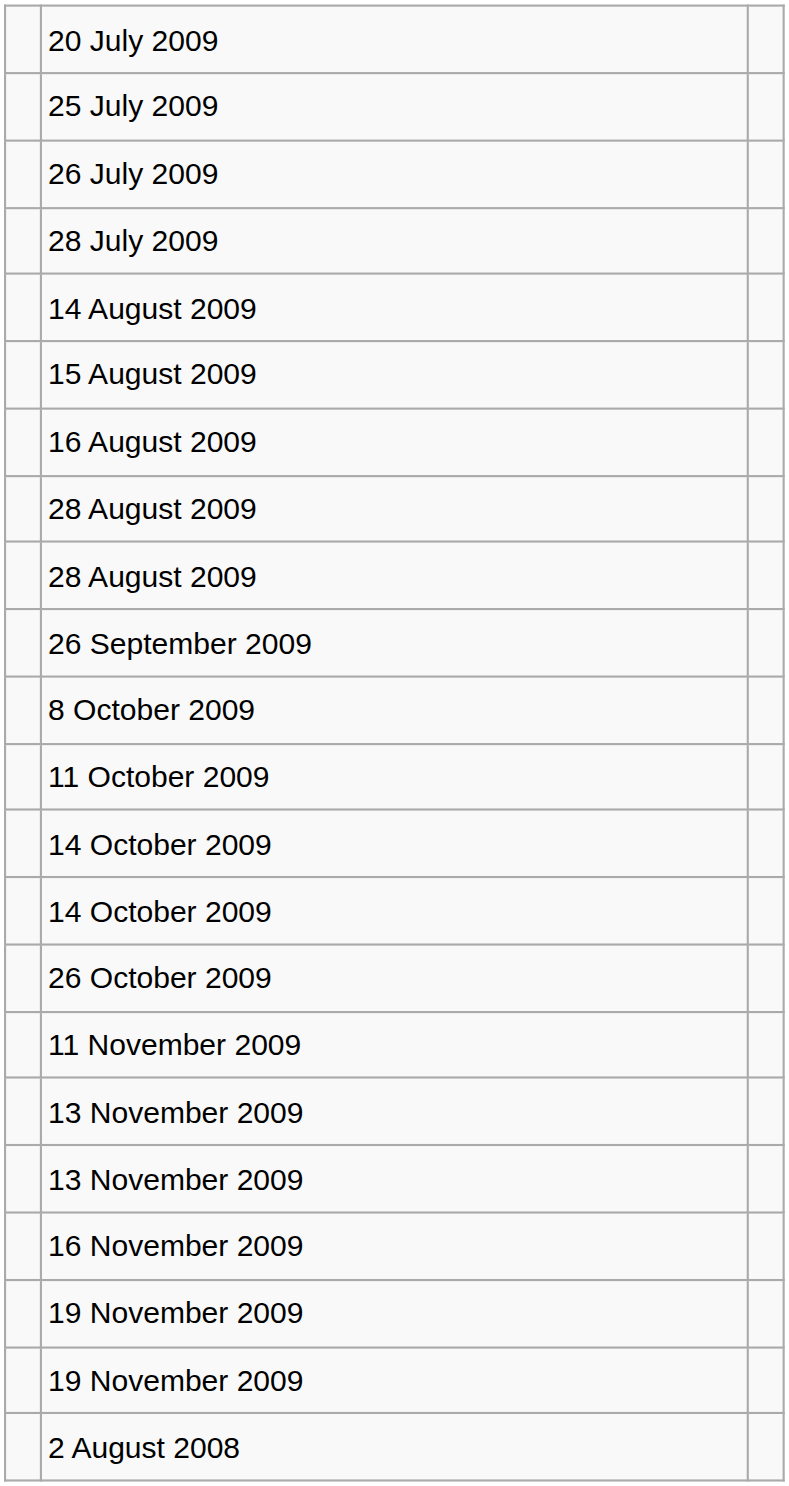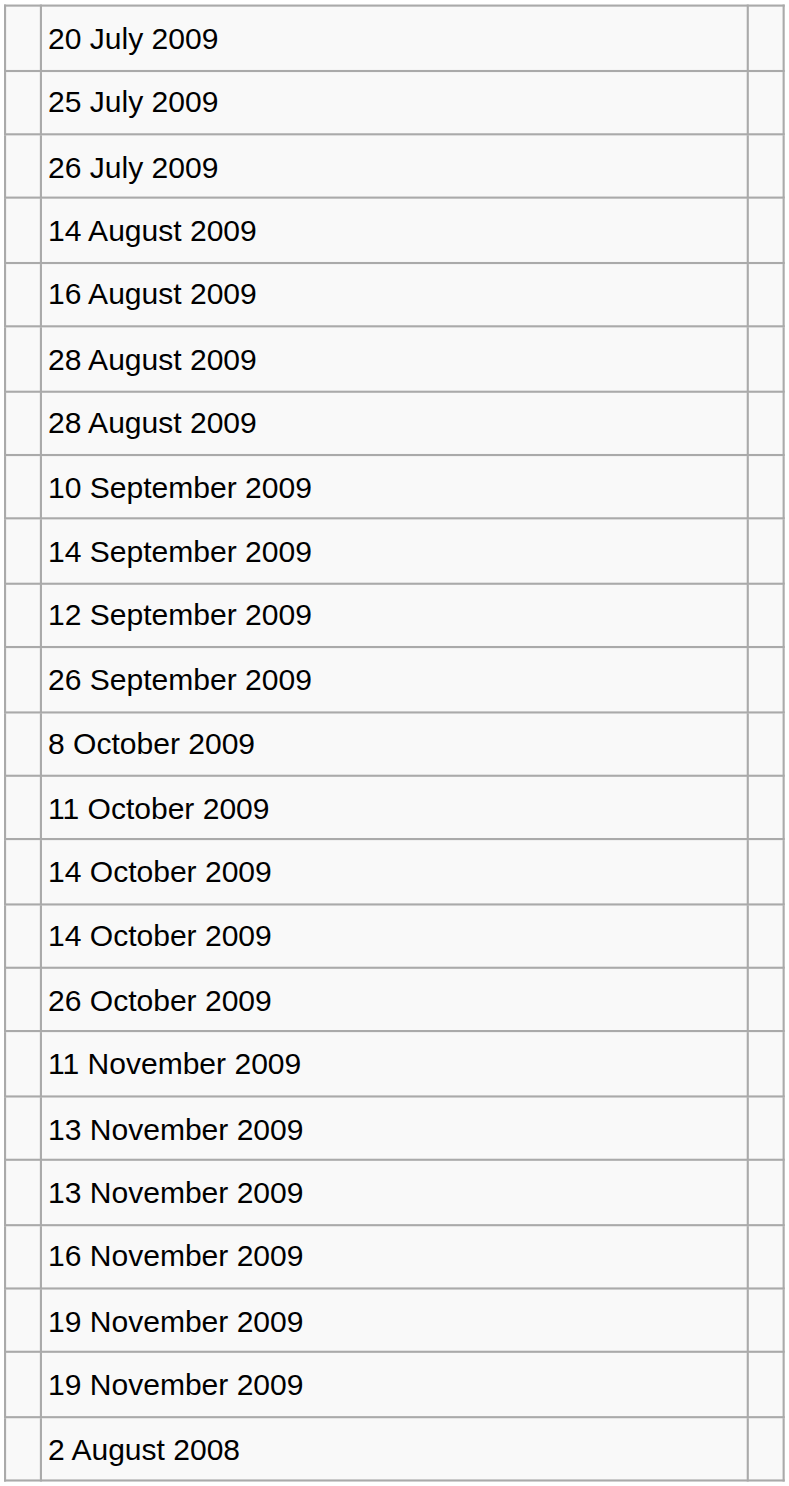- row: (23, 241)
- row: (23, 375)
+ row: (23, 487)
+ row: (23, 551)
+ row: (23, 615)
